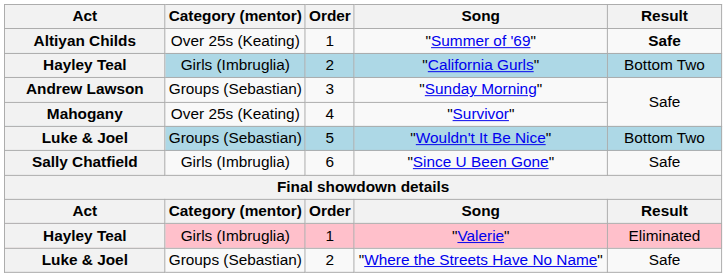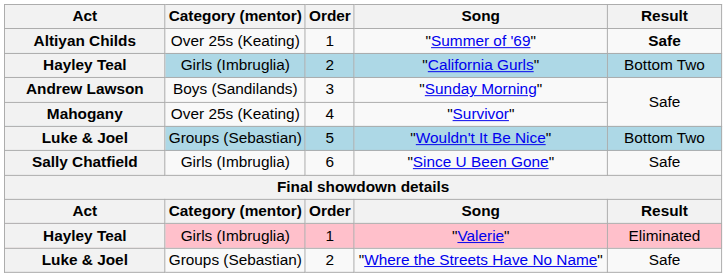(235, 89) Groups (Sebastian) -> (235, 89) Boys (Sandilands)
